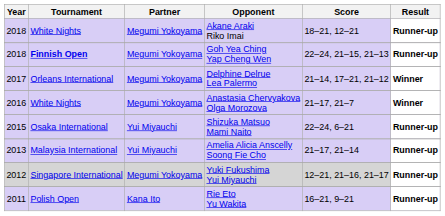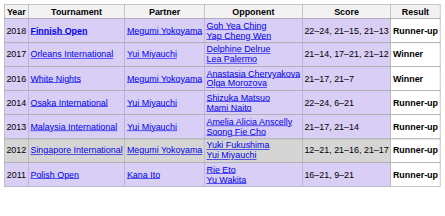- row: (230, 31)
(165, 79) Megumi Yokoyama -> (152, 55) Yui Miyauchi
(16, 127) 2015 -> (16, 103) 2014
